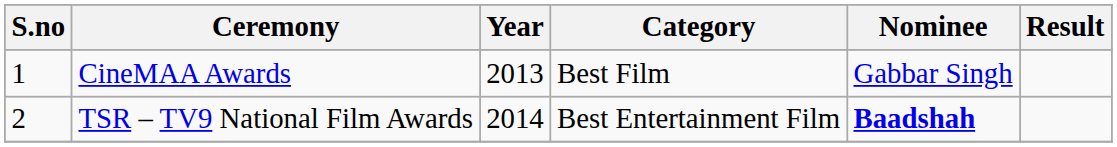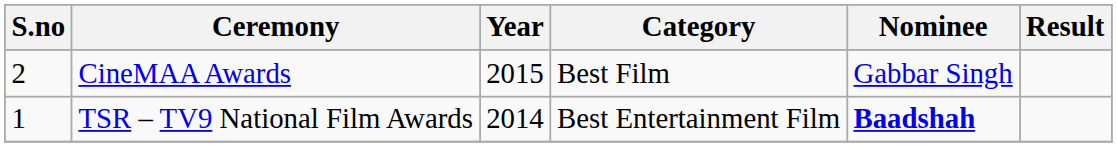(19, 73) 1 -> (19, 73) 2
(515, 73) 2013 -> (515, 73) 2015
(19, 118) 2 -> (19, 118) 1
